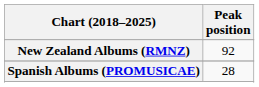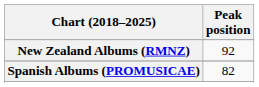(228, 71) 28 -> (228, 71) 82
